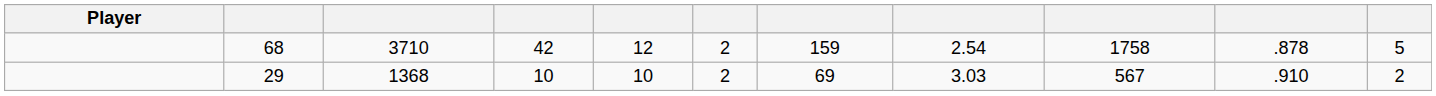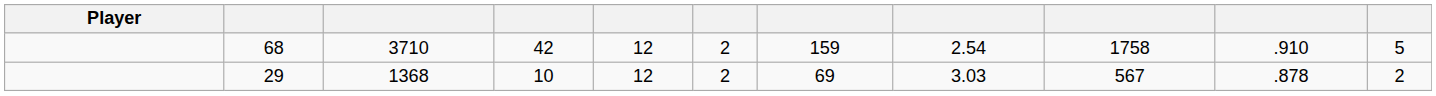(1291, 47) .878 -> (1291, 47) .910
(643, 76) 10 -> (643, 76) 12
(1291, 76) .910 -> (1291, 76) .878
